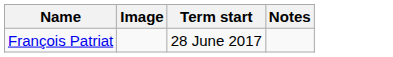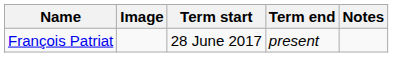+ column: (302, 17)
